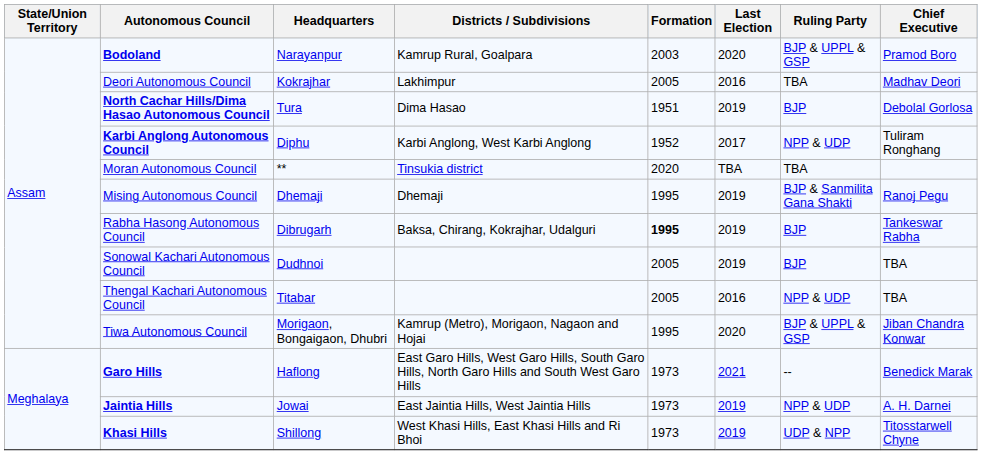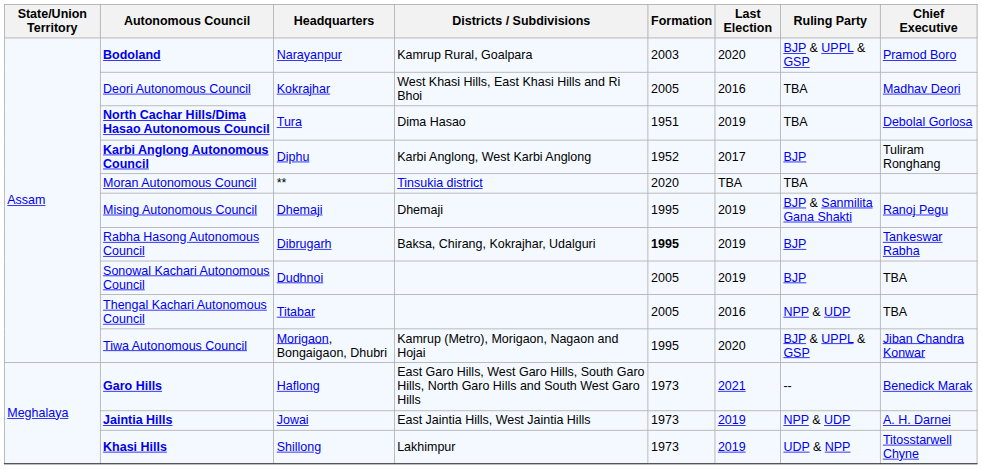(426, 82) Lakhimpur -> (509, 89) West Khasi Hills, East Khasi Hills and Ri Bhoi
(795, 108) BJP -> (796, 122) TBA
(817, 142) NPP & UDP -> (795, 156) BJP
(509, 433) West Khasi Hills, East Khasi Hills and Ri Bhoi -> (426, 447) Lakhimpur
